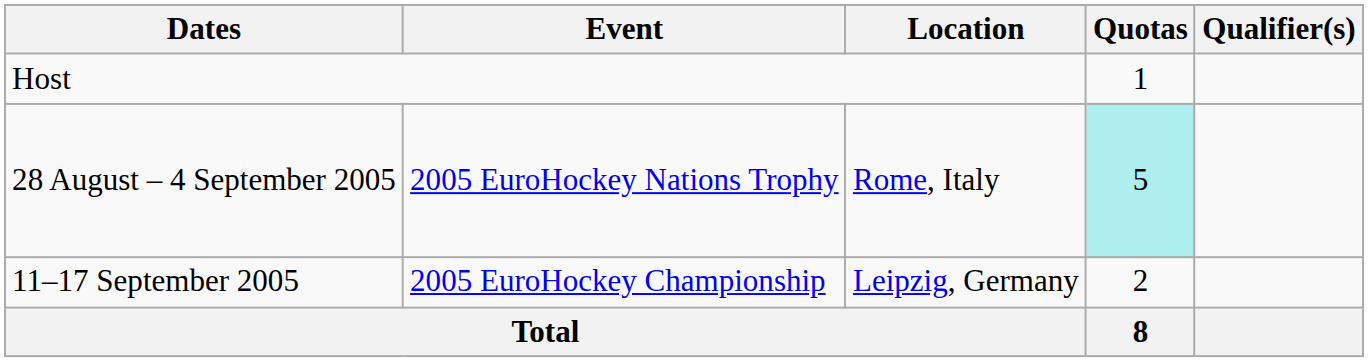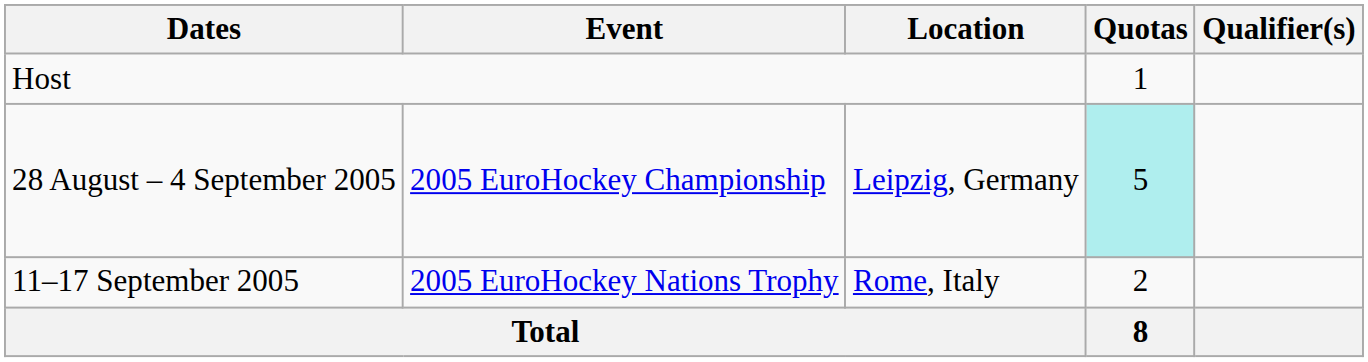(624, 179) 2005 EuroHockey Nations Trophy -> (618, 179) 2005 EuroHockey Championship
(926, 179) Rome, Italy -> (966, 179) Leipzig, Germany
(618, 281) 2005 EuroHockey Championship -> (624, 281) 2005 EuroHockey Nations Trophy
(966, 281) Leipzig, Germany -> (926, 281) Rome, Italy
